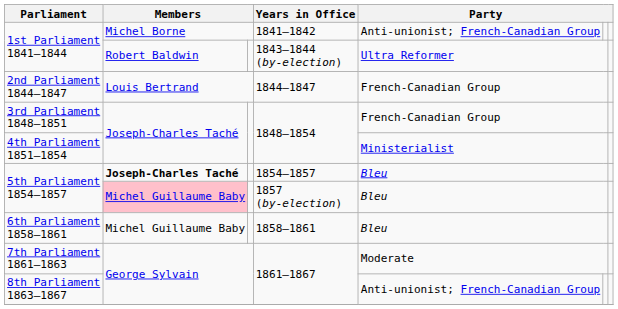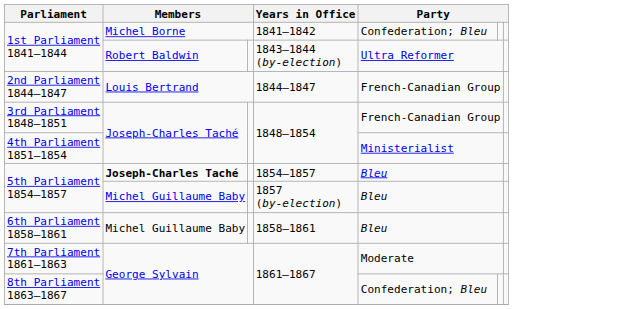(481, 31) Anti-unionist; French-Canadian Group -> (424, 31) Confederation; Bleu
(175, 197) pink background -> (175, 197) no background
(481, 289) Anti-unionist; French-Canadian Group -> (424, 289) Confederation; Bleu
